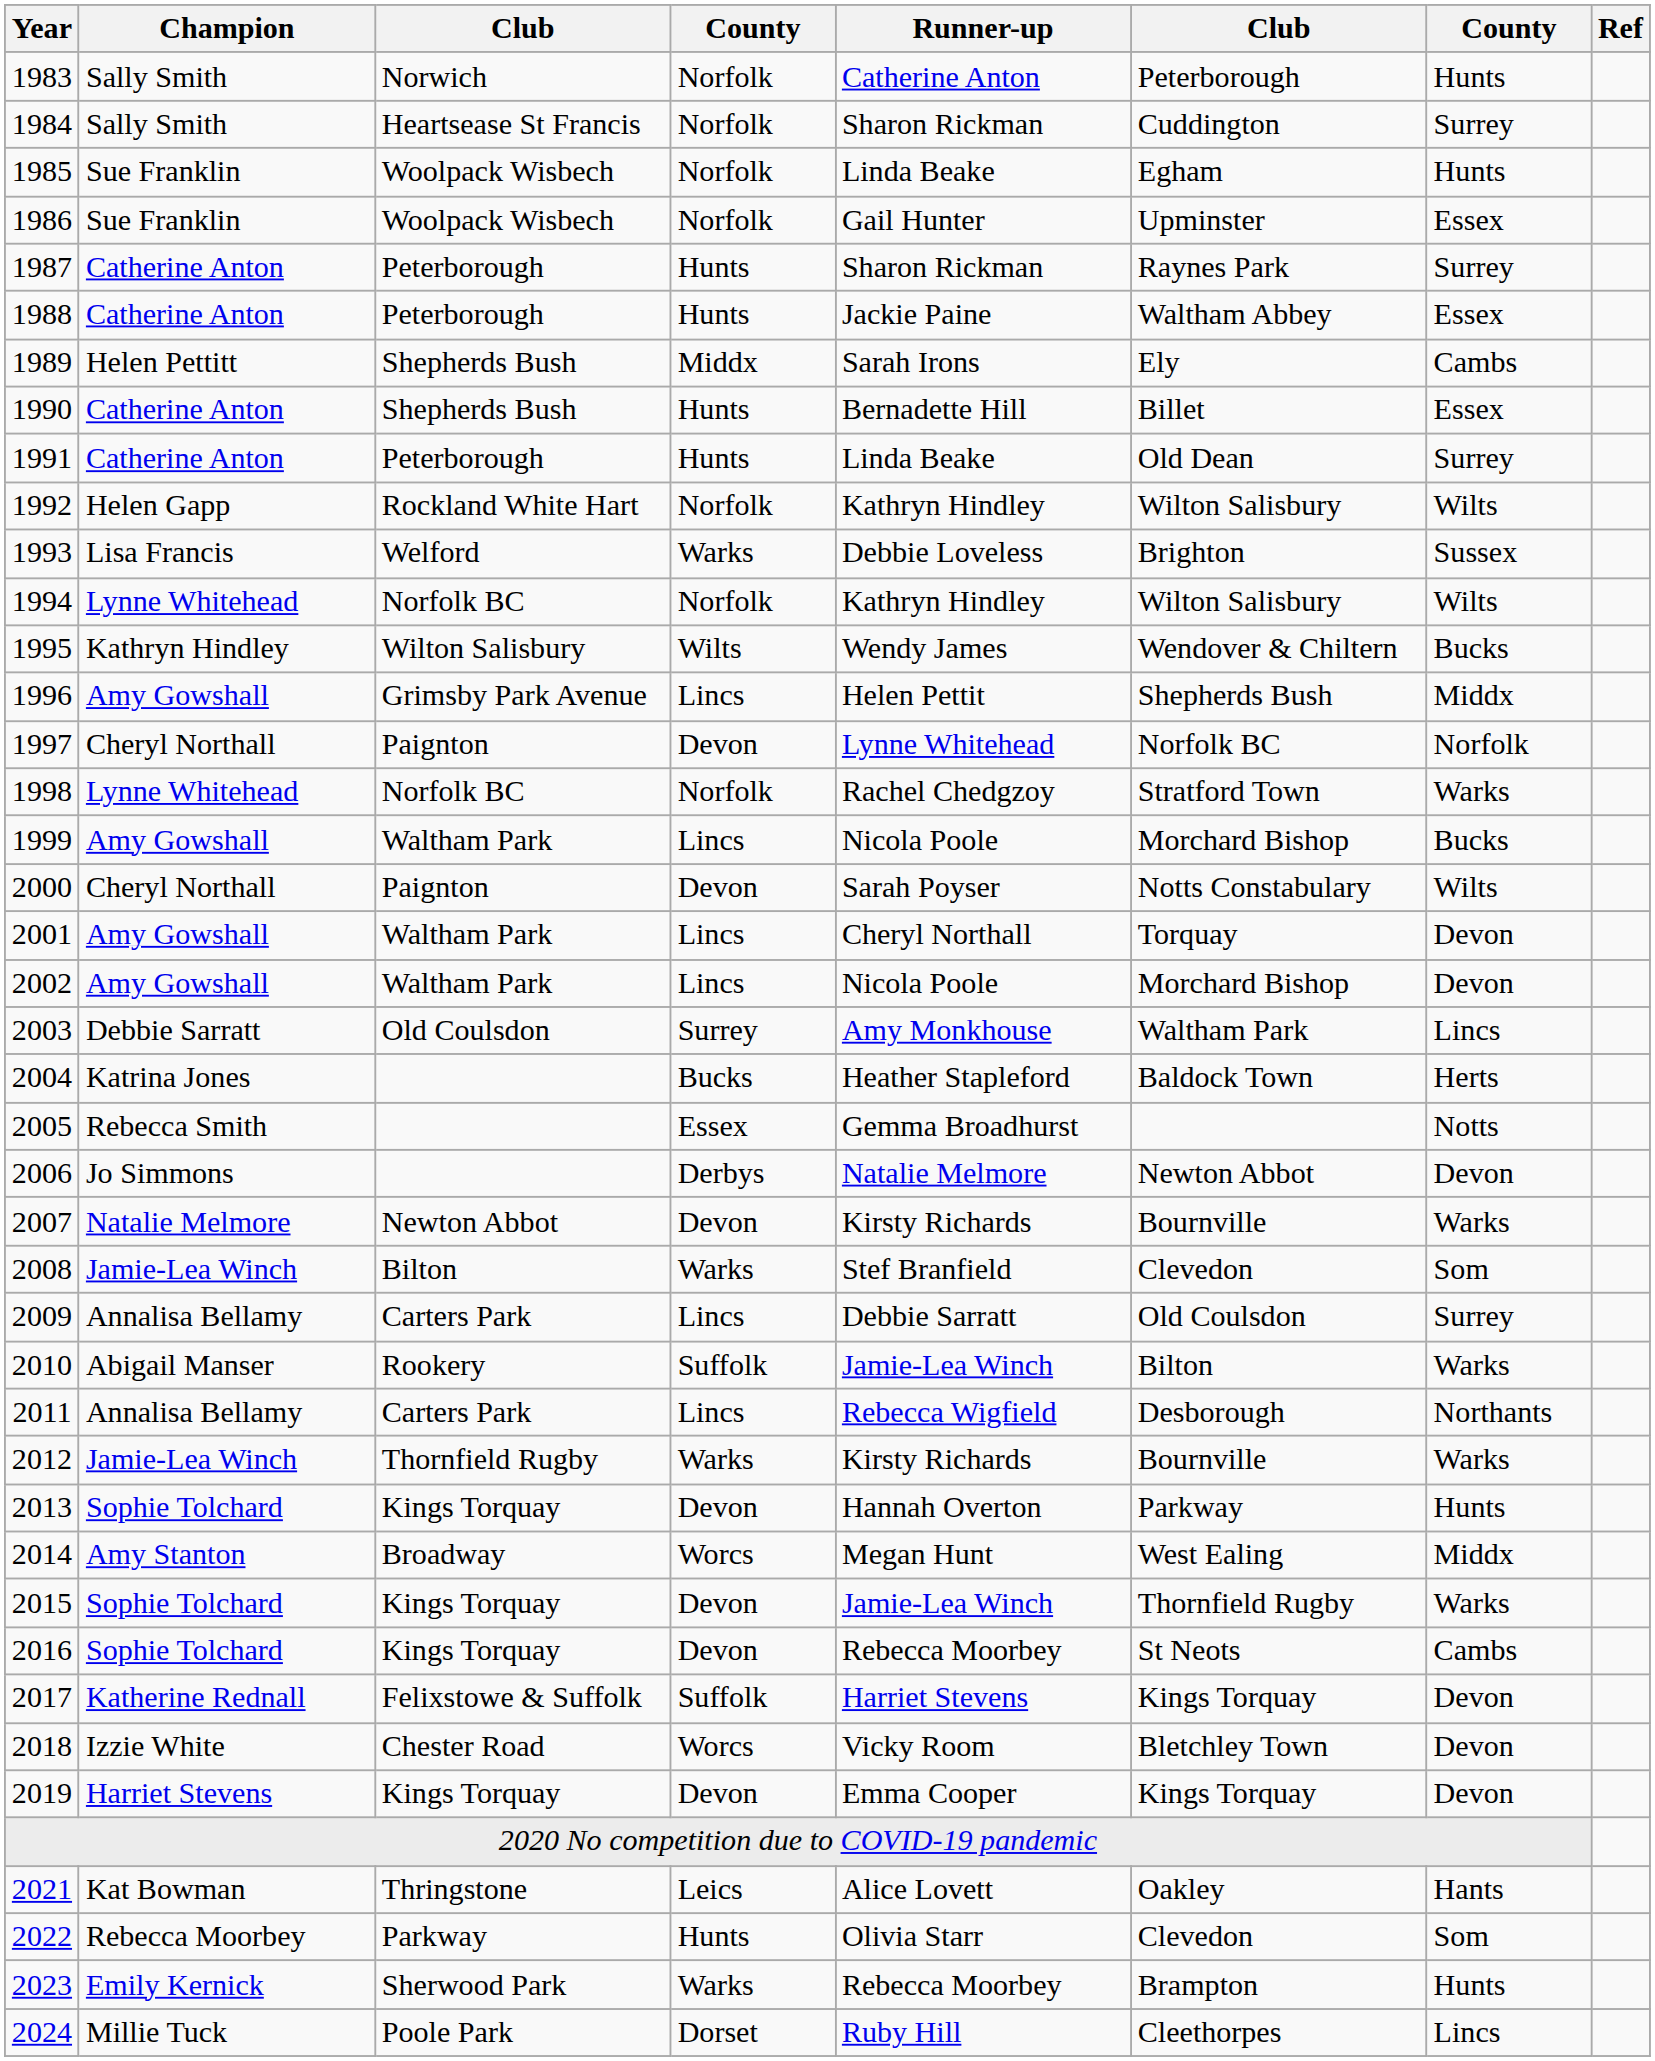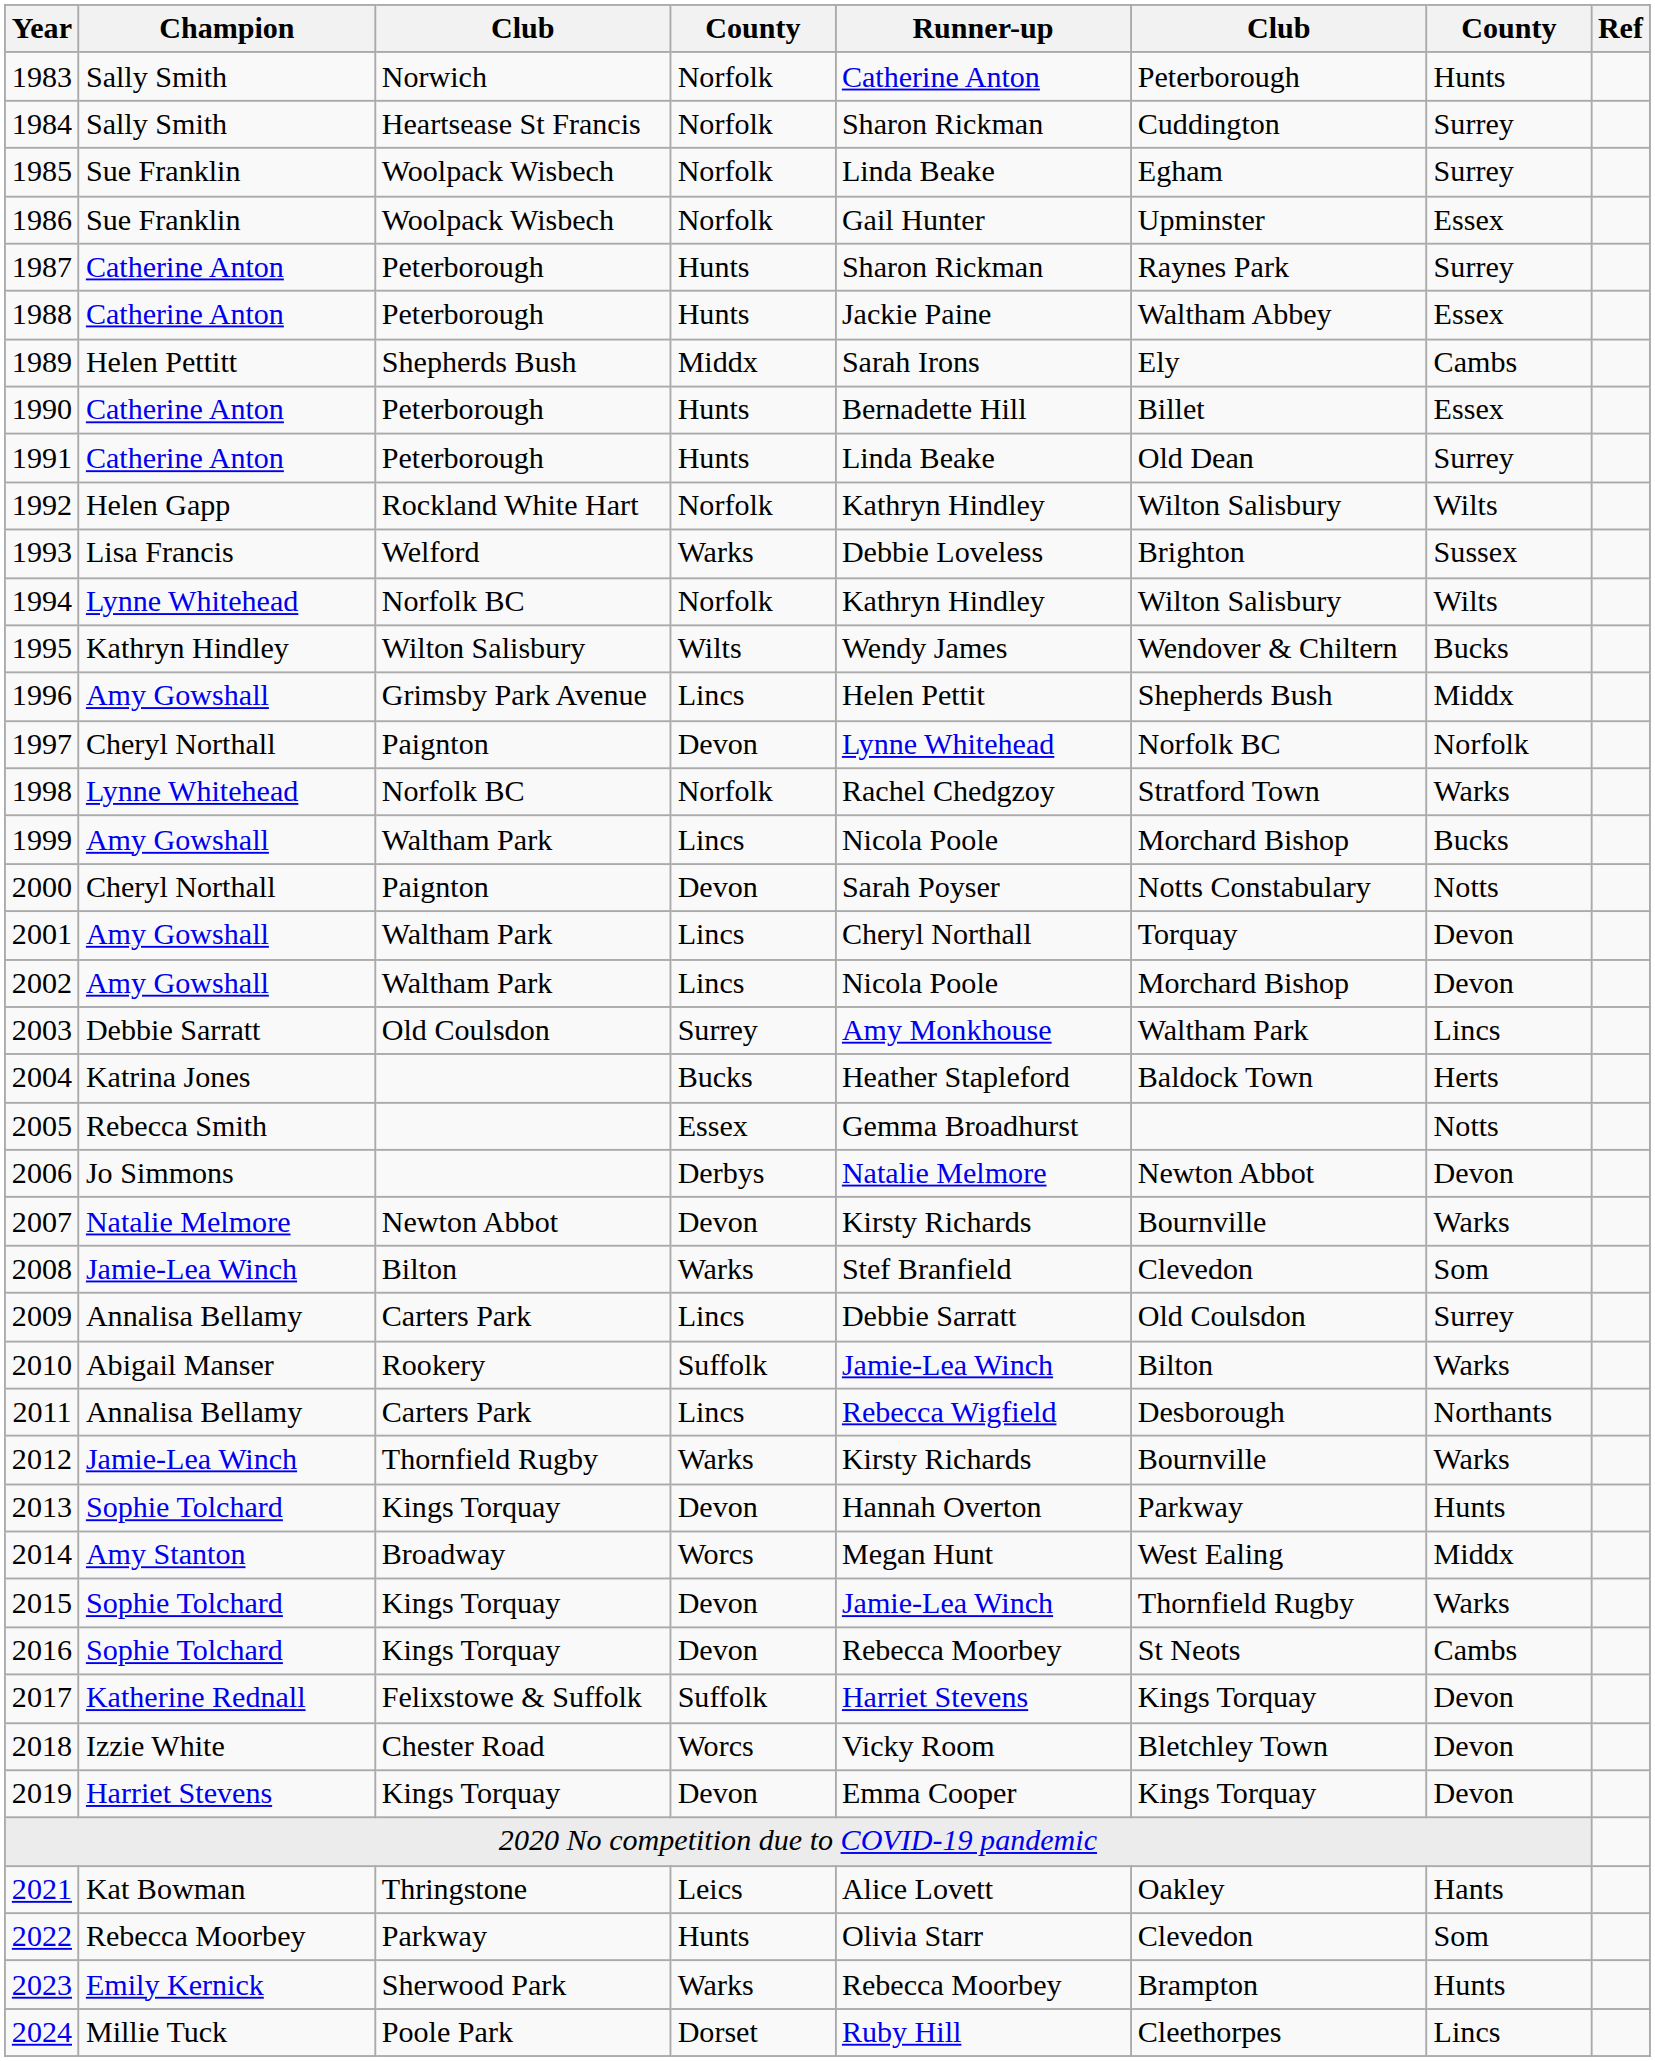(1470, 171) Hunts -> (1474, 171) Surrey
(479, 409) Shepherds Bush -> (463, 409) Peterborough
(1466, 887) Wilts -> (1466, 887) Notts
